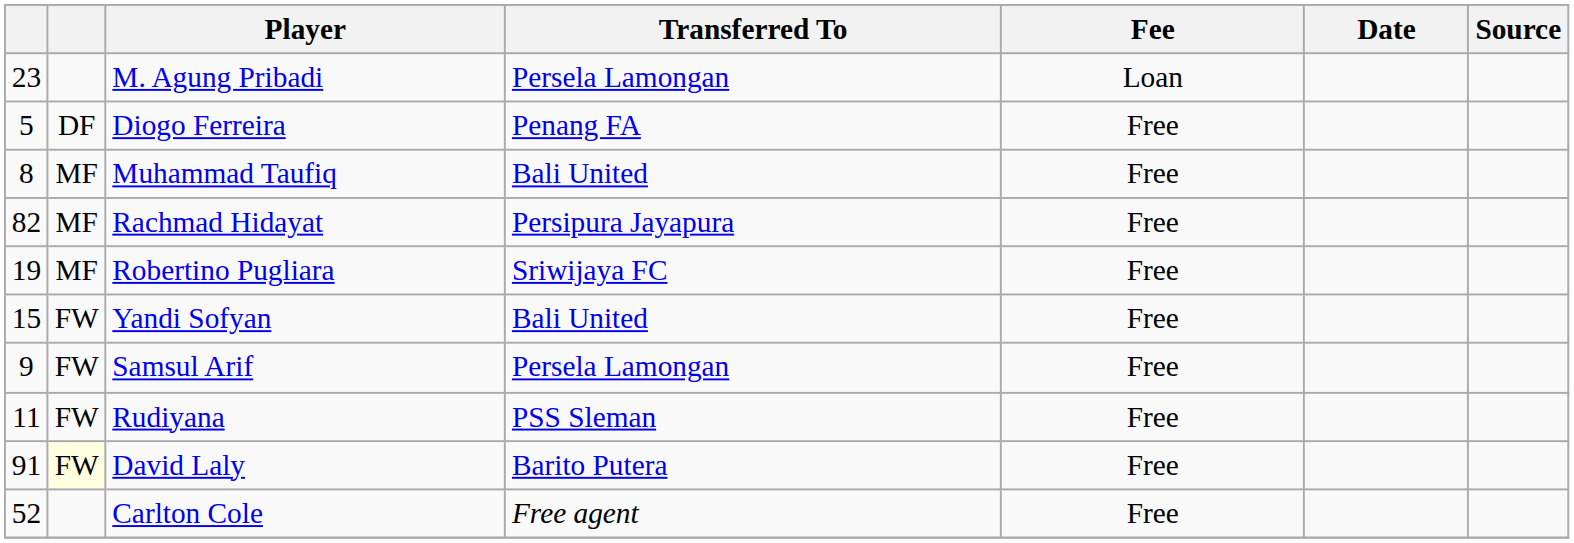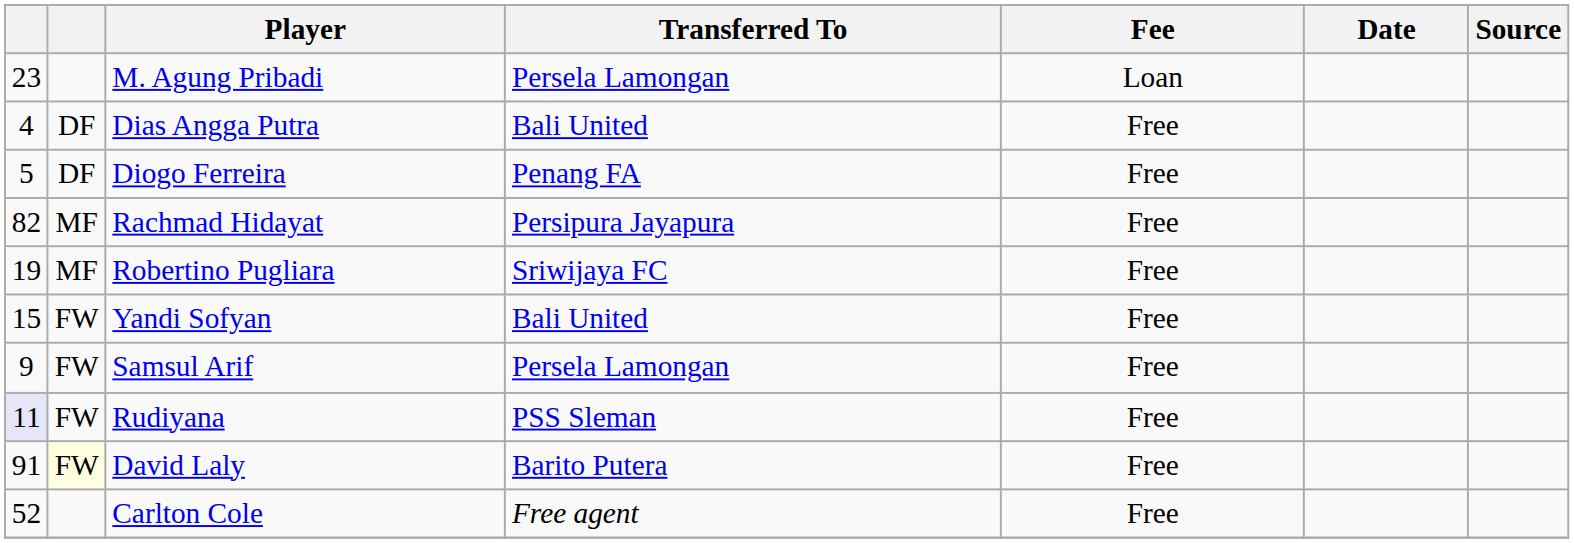+ row: (216, 125)
- row: (225, 173)
(26, 415) no background -> (26, 415) lavender background
